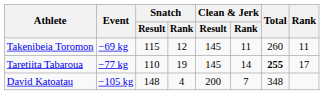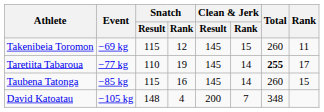(246, 47) 11 -> (246, 47) 15
+ row: (43, 81)
